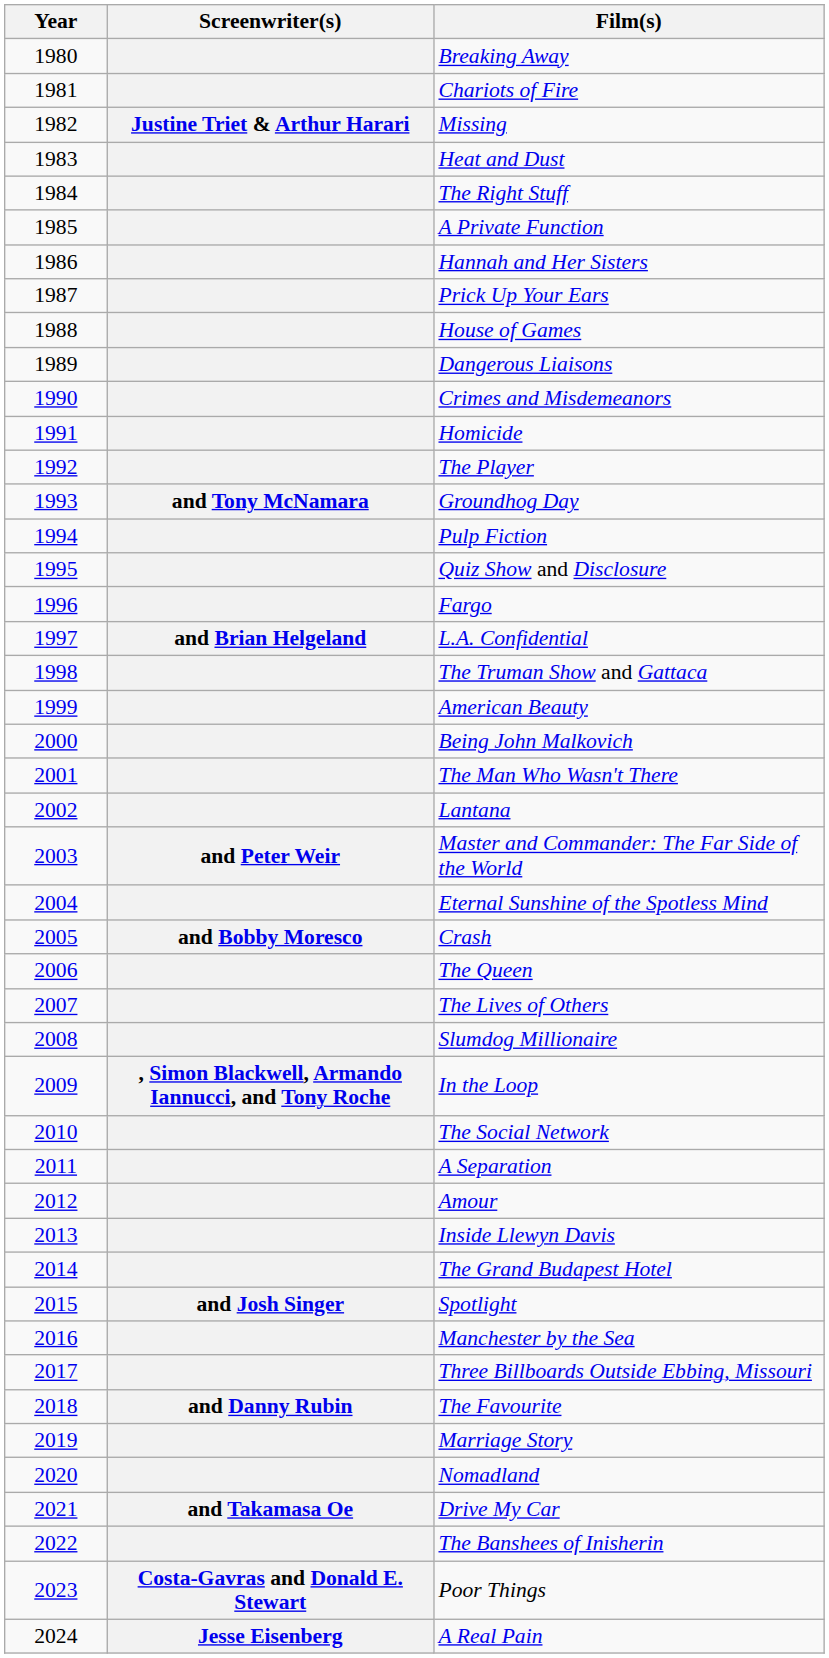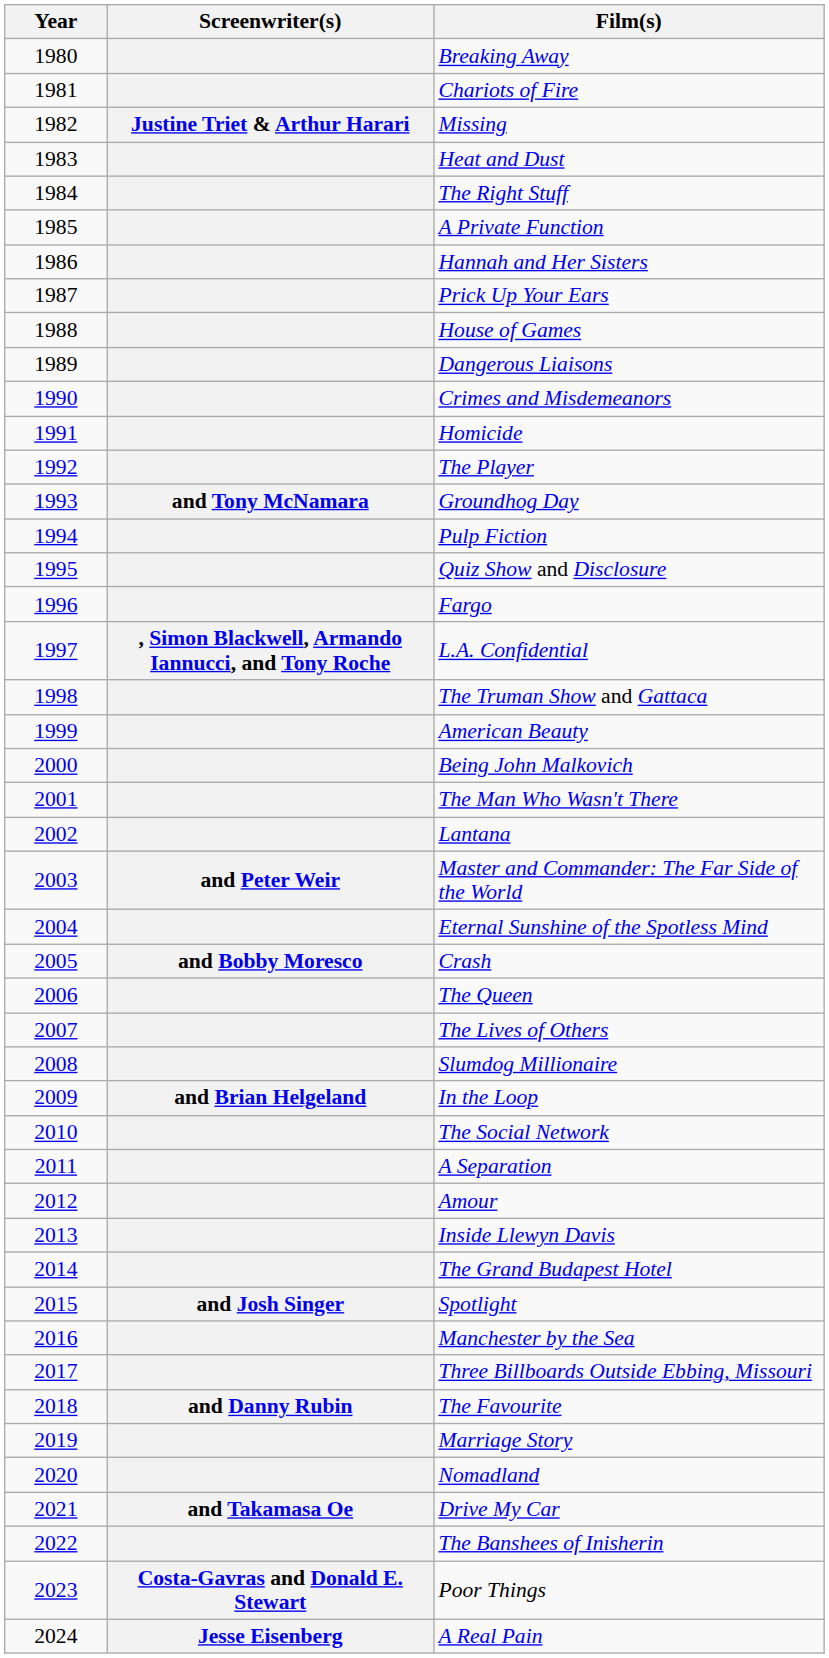(270, 638) and Brian Helgeland -> (270, 650) , Simon Blackwell, Armando Iannucci, and Tony Roche
(270, 1085) , Simon Blackwell, Armando Iannucci, and Tony Roche -> (270, 1097) and Brian Helgeland
